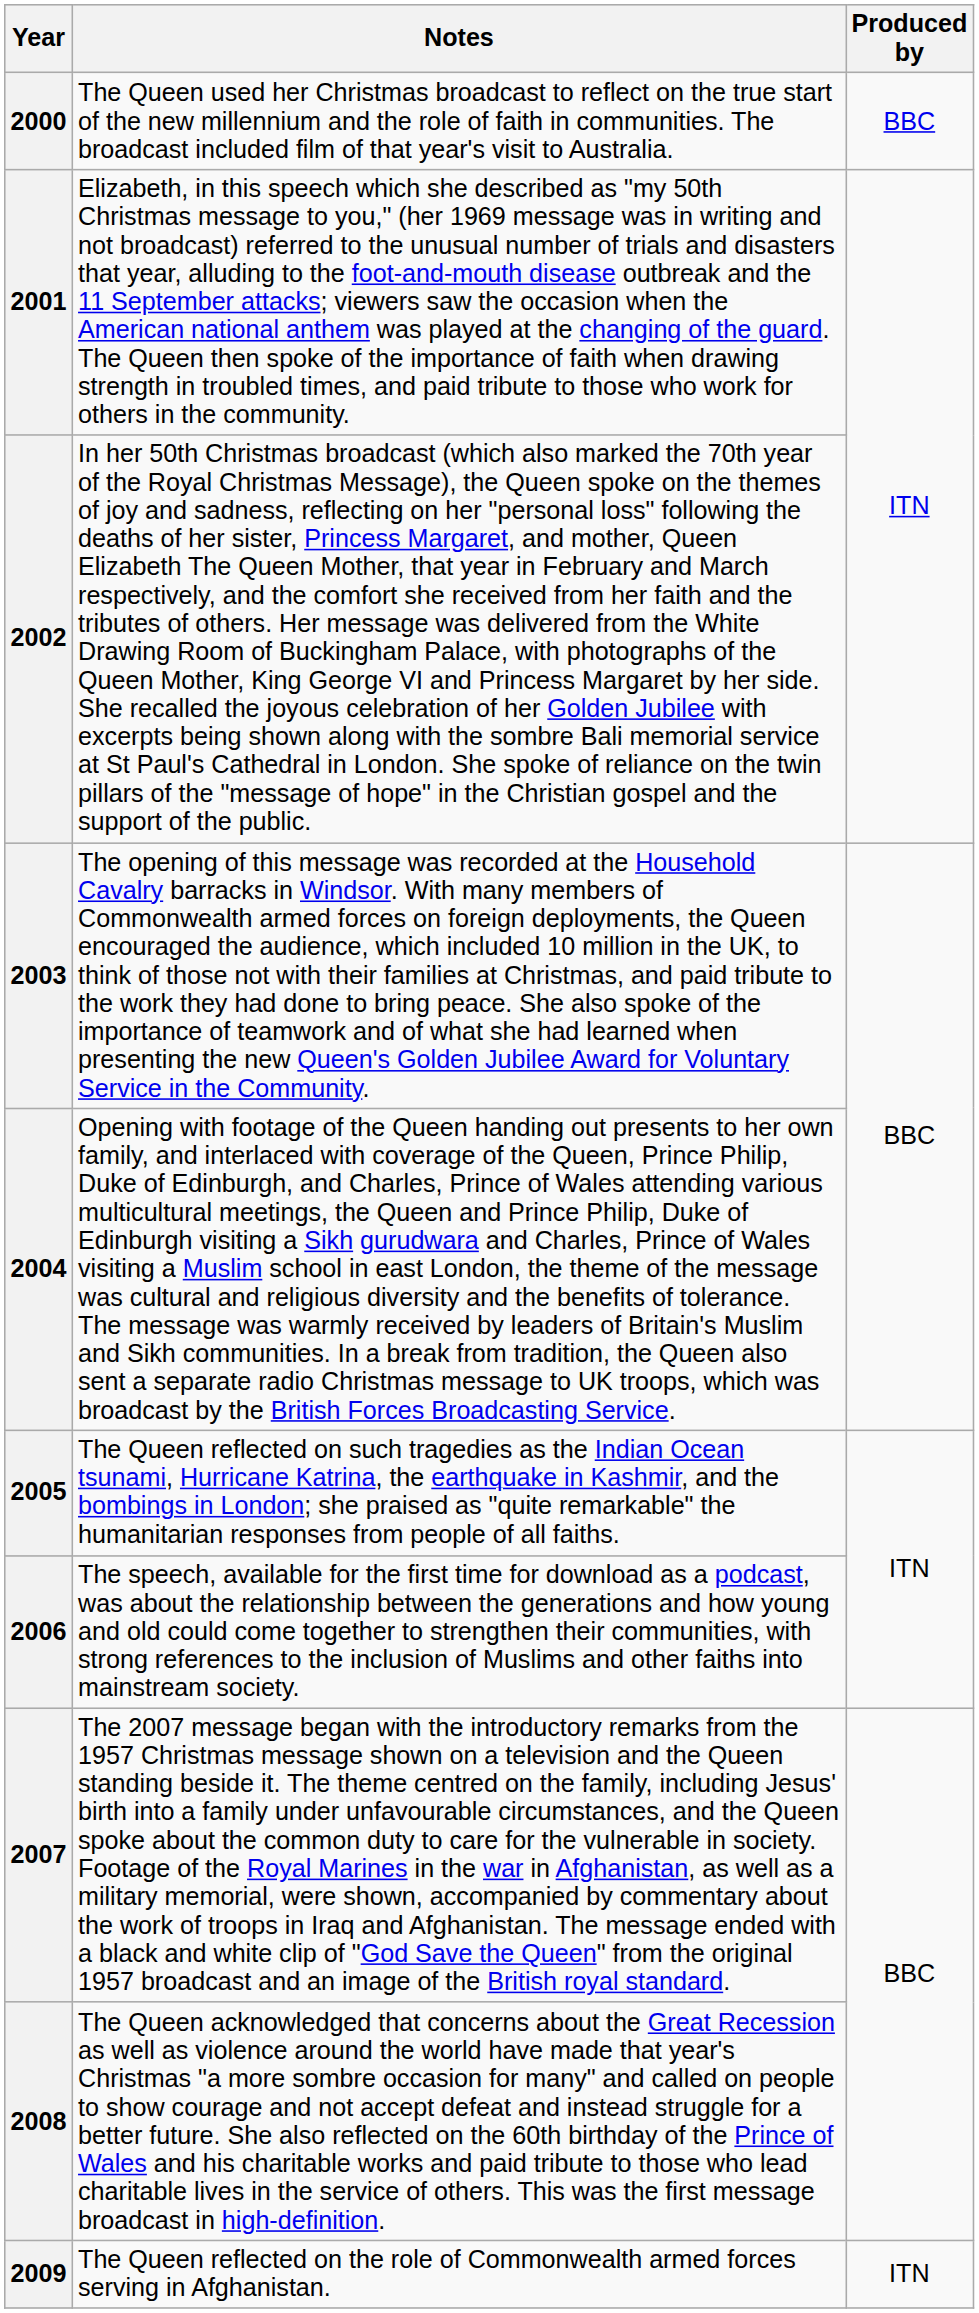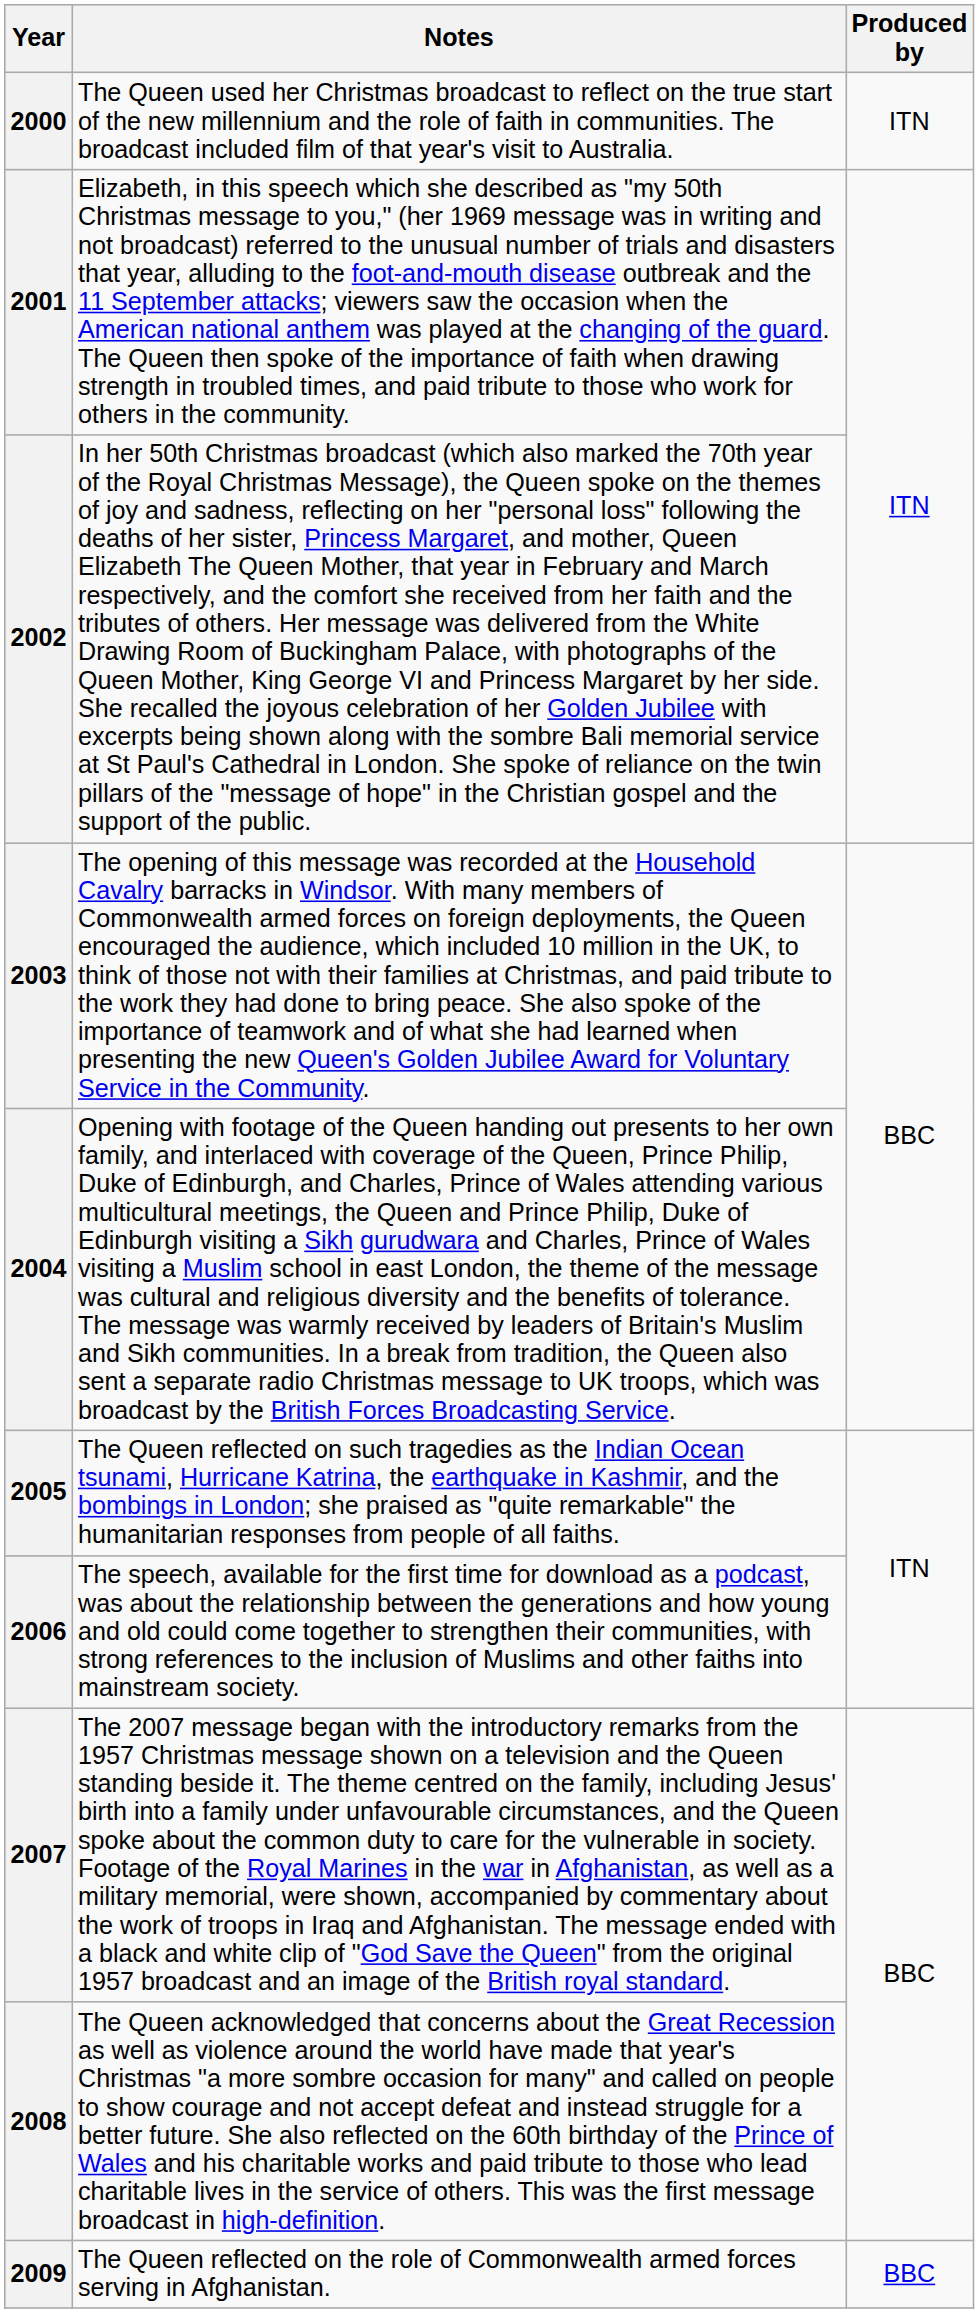(909, 120) BBC -> (909, 120) ITN
(909, 2273) ITN -> (909, 2273) BBC
